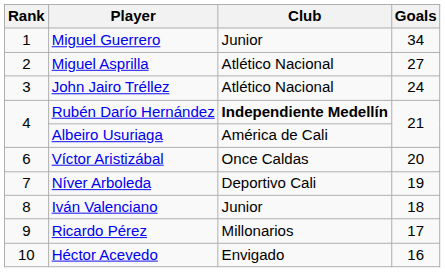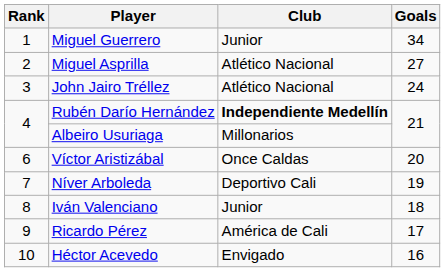(275, 135) América de Cali -> (258, 135) Millonarios
(258, 231) Millonarios -> (275, 231) América de Cali
